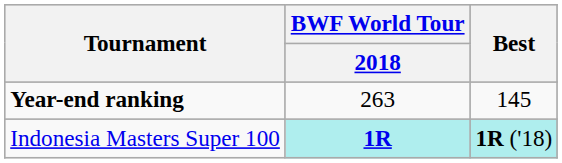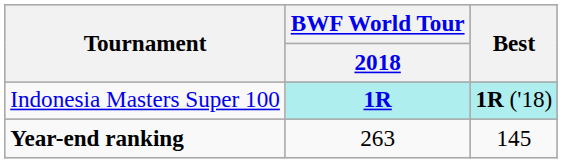rows swapped: (145, 138) <-> (97, 100)
